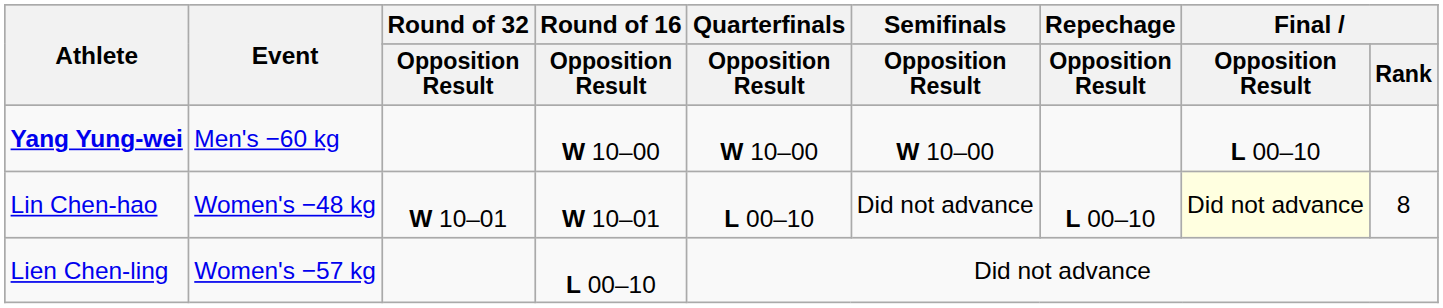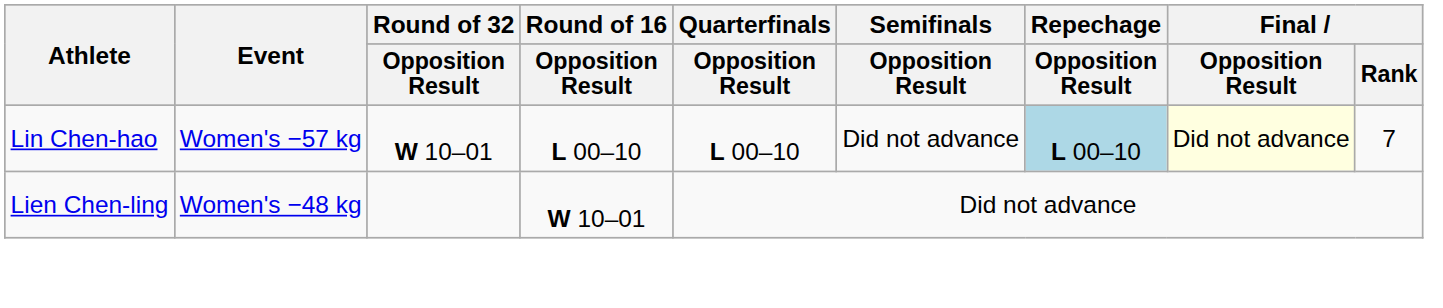- row: (97, 139)
(285, 205) Women's −48 kg -> (271, 139) Women's −57 kg
(611, 218) W 10–01 -> (596, 152) L 00–10
(1110, 218) no background -> (1096, 152) lightblue background
(1404, 205) 8 -> (1389, 139) 7
(285, 271) Women's −57 kg -> (271, 205) Women's −48 kg
(611, 284) L 00–10 -> (596, 218) W 10–01
